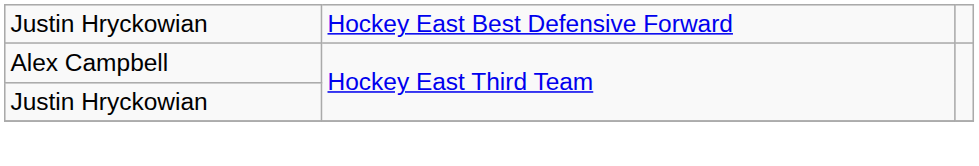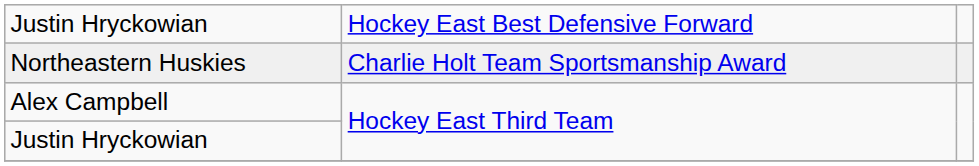+ row: (128, 62)
